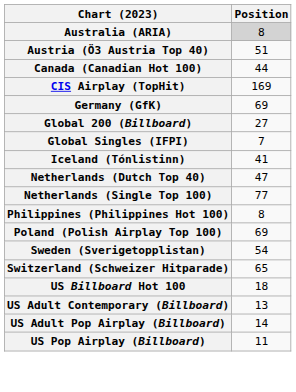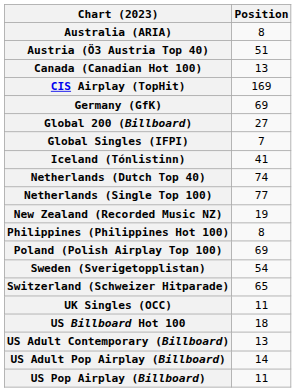(261, 32) lightgrey background -> (261, 32) no background
(261, 68) 44 -> (261, 68) 13
(261, 178) 47 -> (261, 178) 74
+ row: (118, 214)
+ row: (118, 305)
